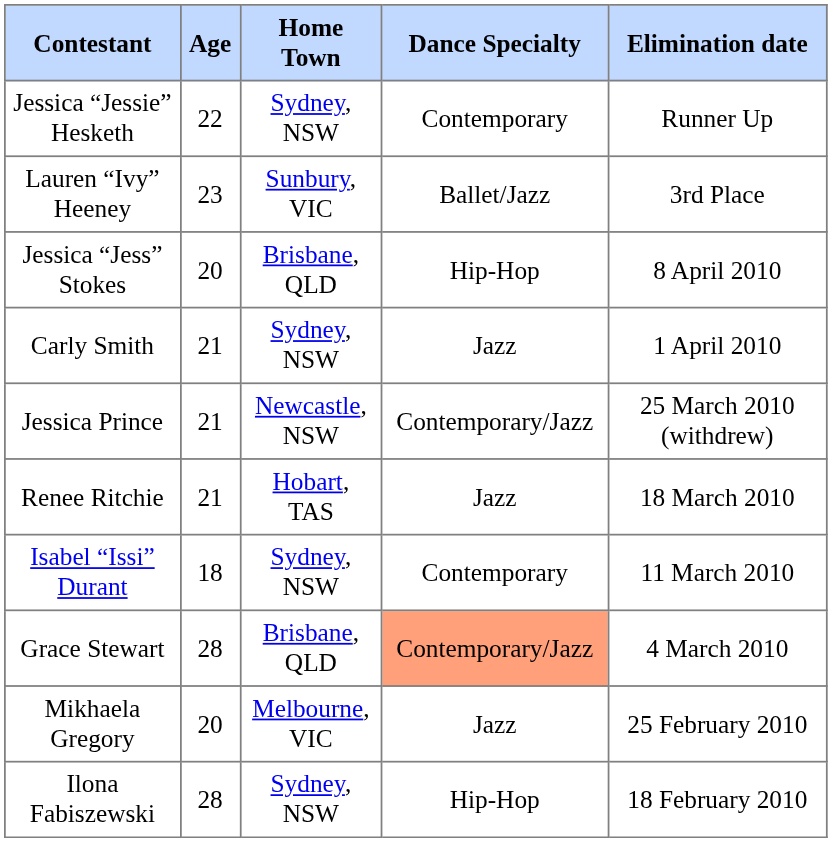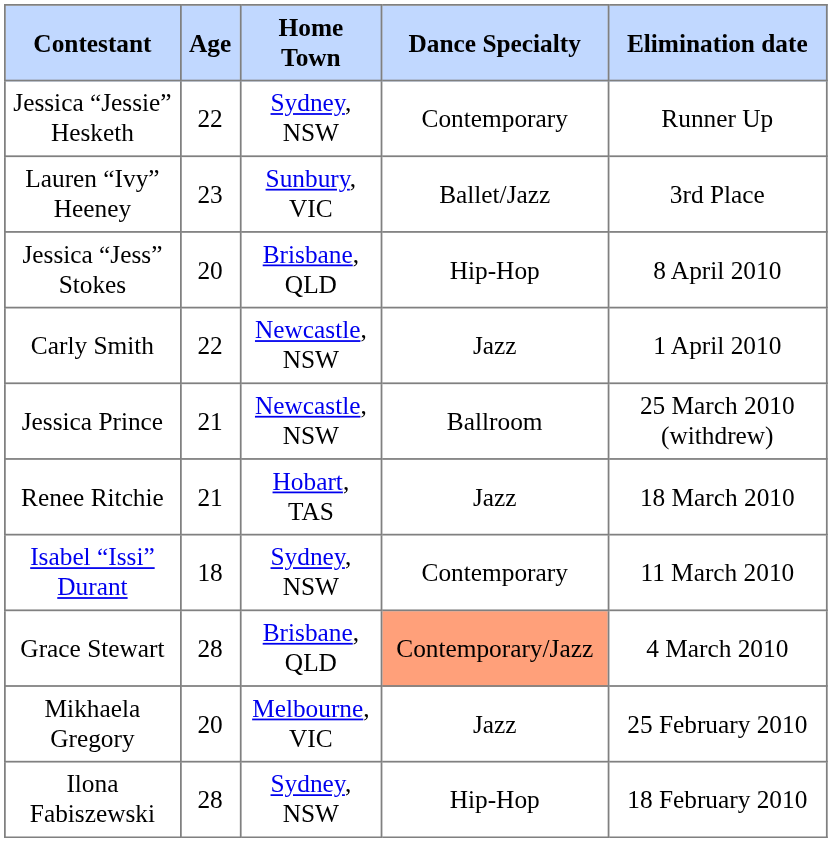(210, 345) 21 -> (210, 345) 22
(311, 345) Sydney, NSW -> (311, 345) Newcastle, NSW
(495, 420) Contemporary/Jazz -> (495, 420) Ballroom
